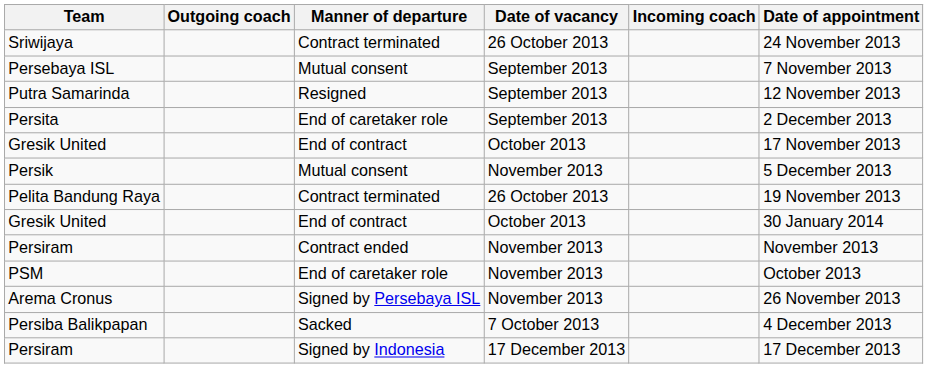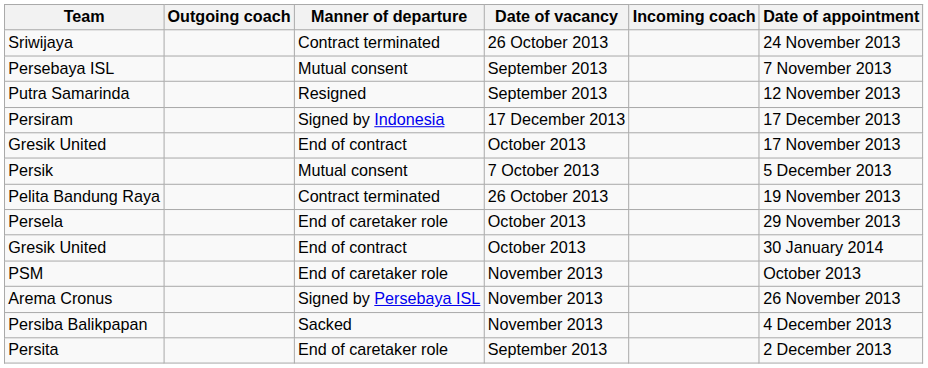rows swapped: (33, 119) <-> (41, 350)
(545, 171) November 2013 -> (543, 171) 7 October 2013
+ row: (36, 222)
- row: (41, 247)
(543, 324) 7 October 2013 -> (545, 324) November 2013
